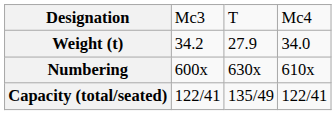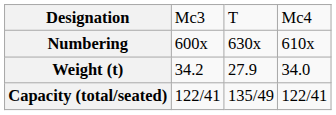rows swapped: (88, 69) <-> (88, 43)
